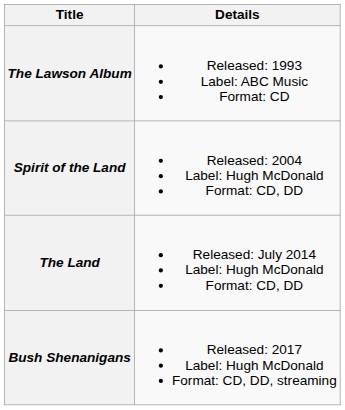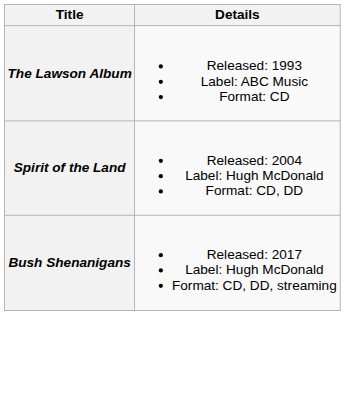- row: (70, 262)
